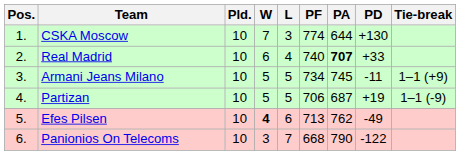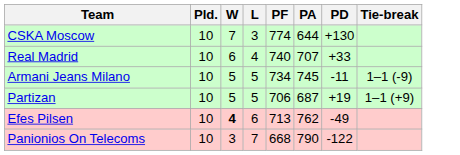- column: (21, 14)
(342, 56) bold -> (308, 56) normal
(423, 77) 1–1 (+9) -> (389, 77) 1–1 (-9)
(423, 98) 1–1 (-9) -> (389, 98) 1–1 (+9)
